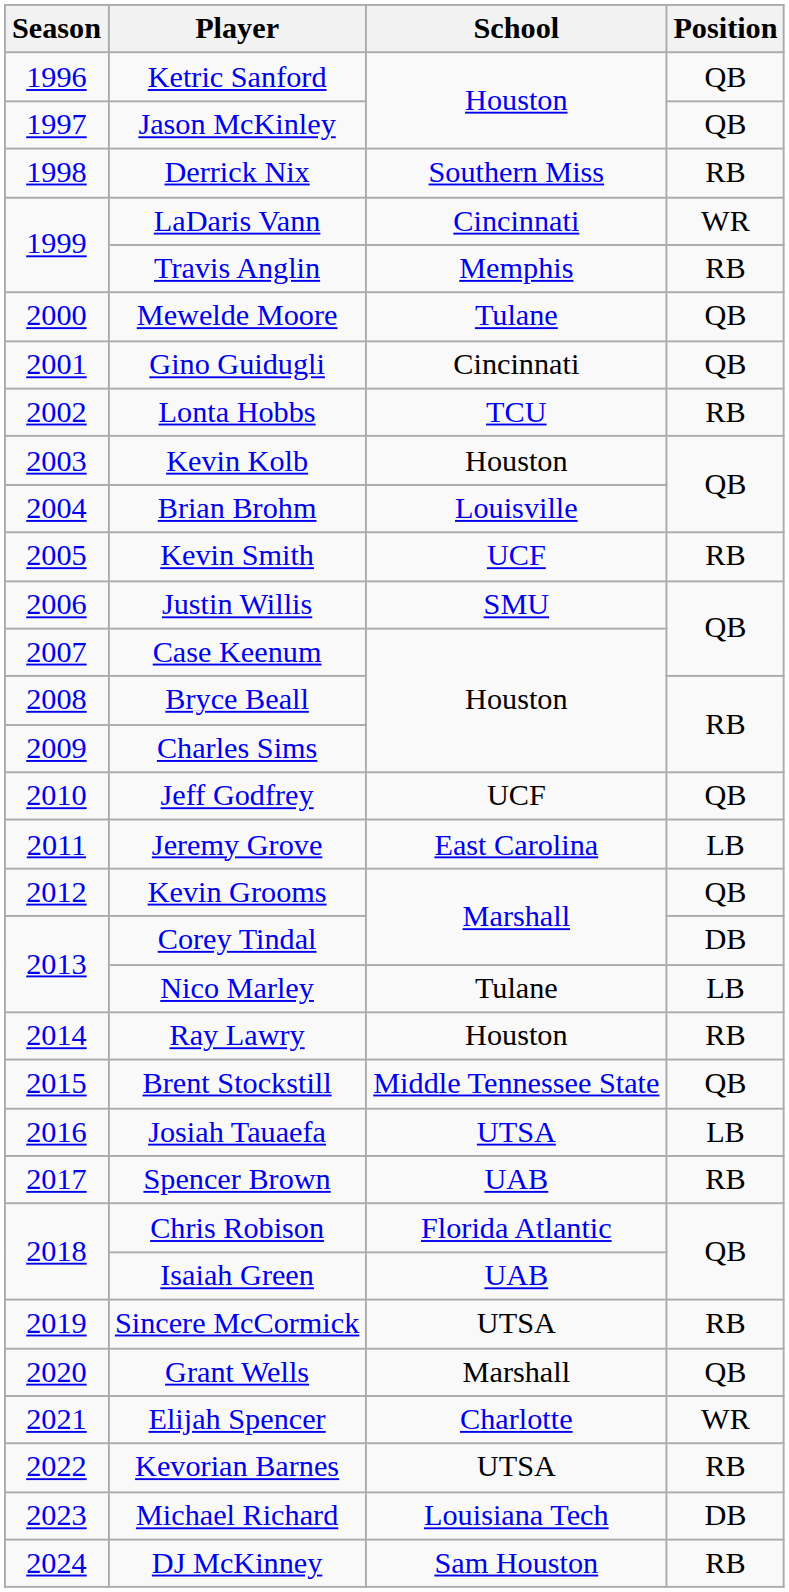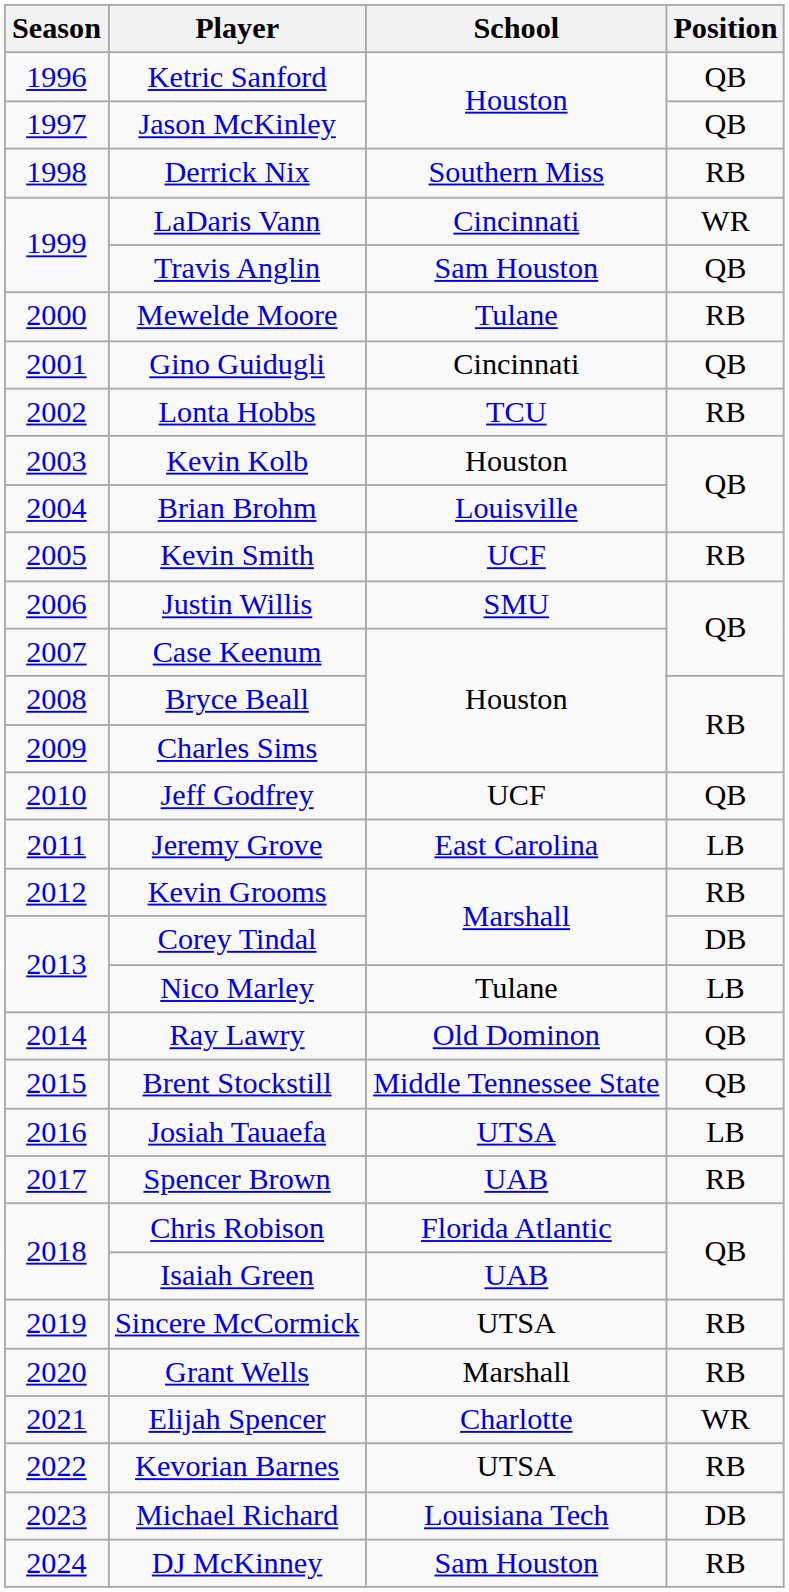(516, 268) Memphis -> (516, 268) Sam Houston
(725, 268) RB -> (725, 268) QB
(725, 316) QB -> (725, 316) RB
(725, 891) QB -> (725, 891) RB
(516, 1035) Houston -> (516, 1035) Old Dominon
(725, 1035) RB -> (725, 1035) QB
(725, 1371) QB -> (725, 1371) RB
